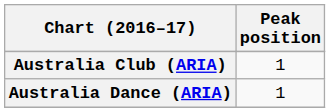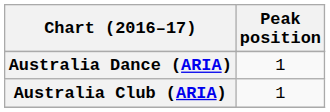rows swapped: (120, 65) <-> (120, 93)
